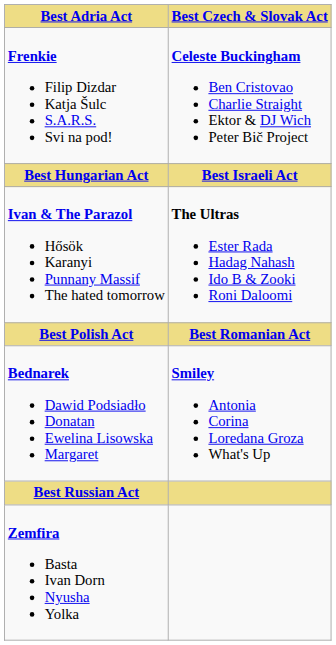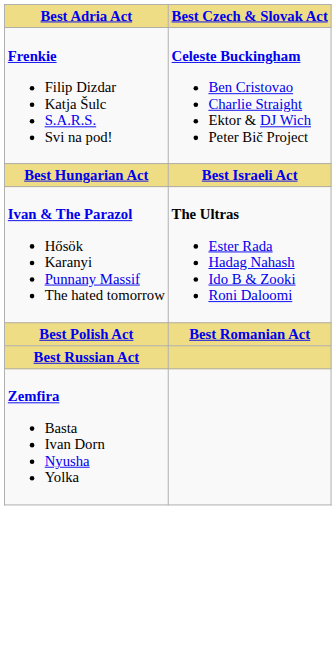- row: (86, 414)
